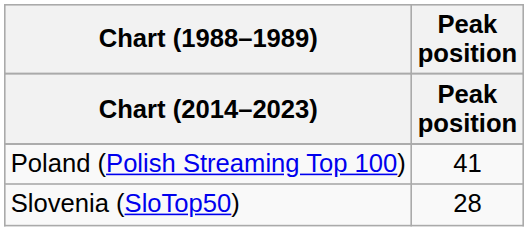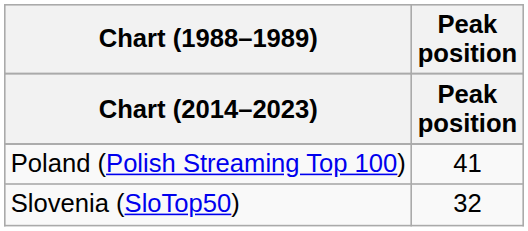(467, 204) 28 -> (467, 204) 32
